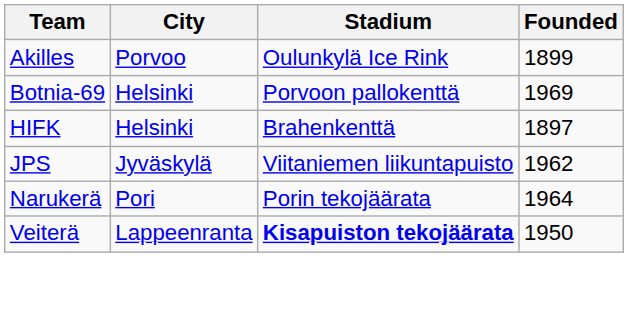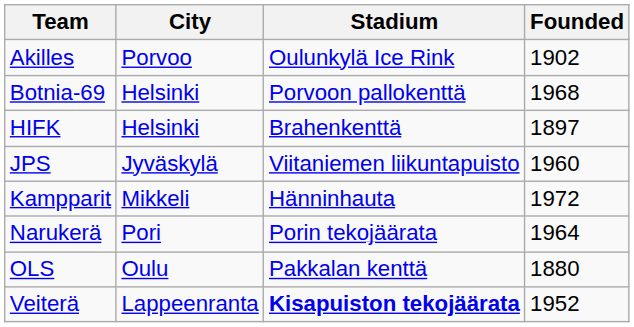(549, 57) 1899 -> (555, 57) 1902
(549, 92) 1969 -> (555, 92) 1968
(549, 163) 1962 -> (555, 163) 1960
+ row: (61, 198)
+ row: (32, 269)
(549, 233) 1950 -> (555, 304) 1952
